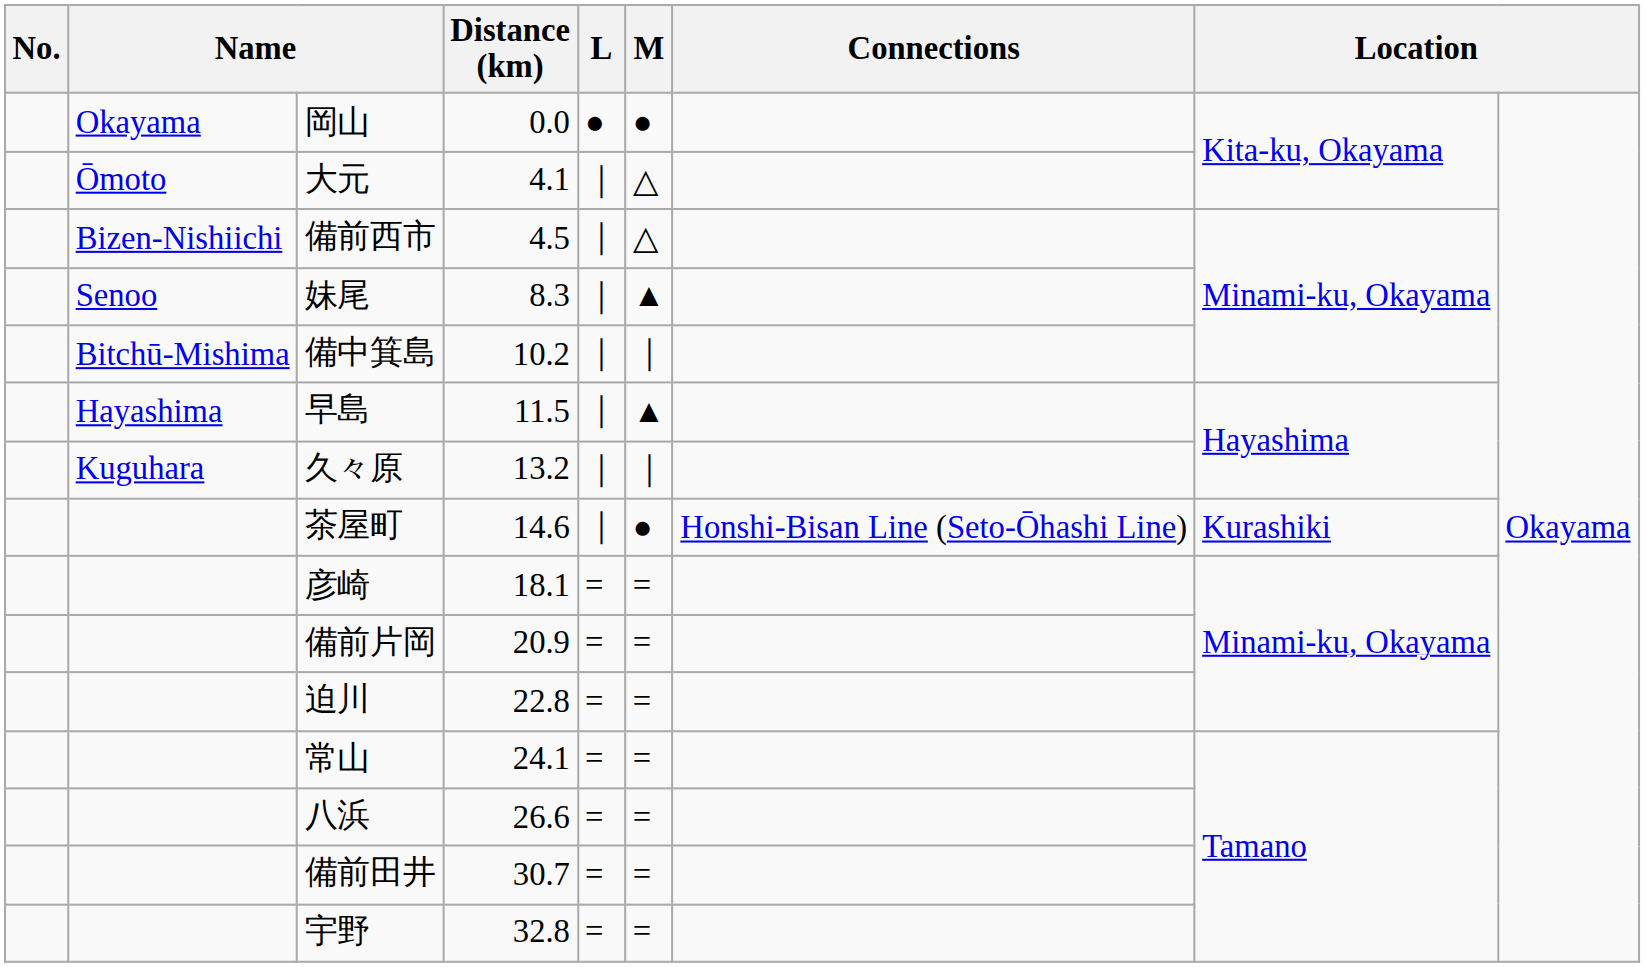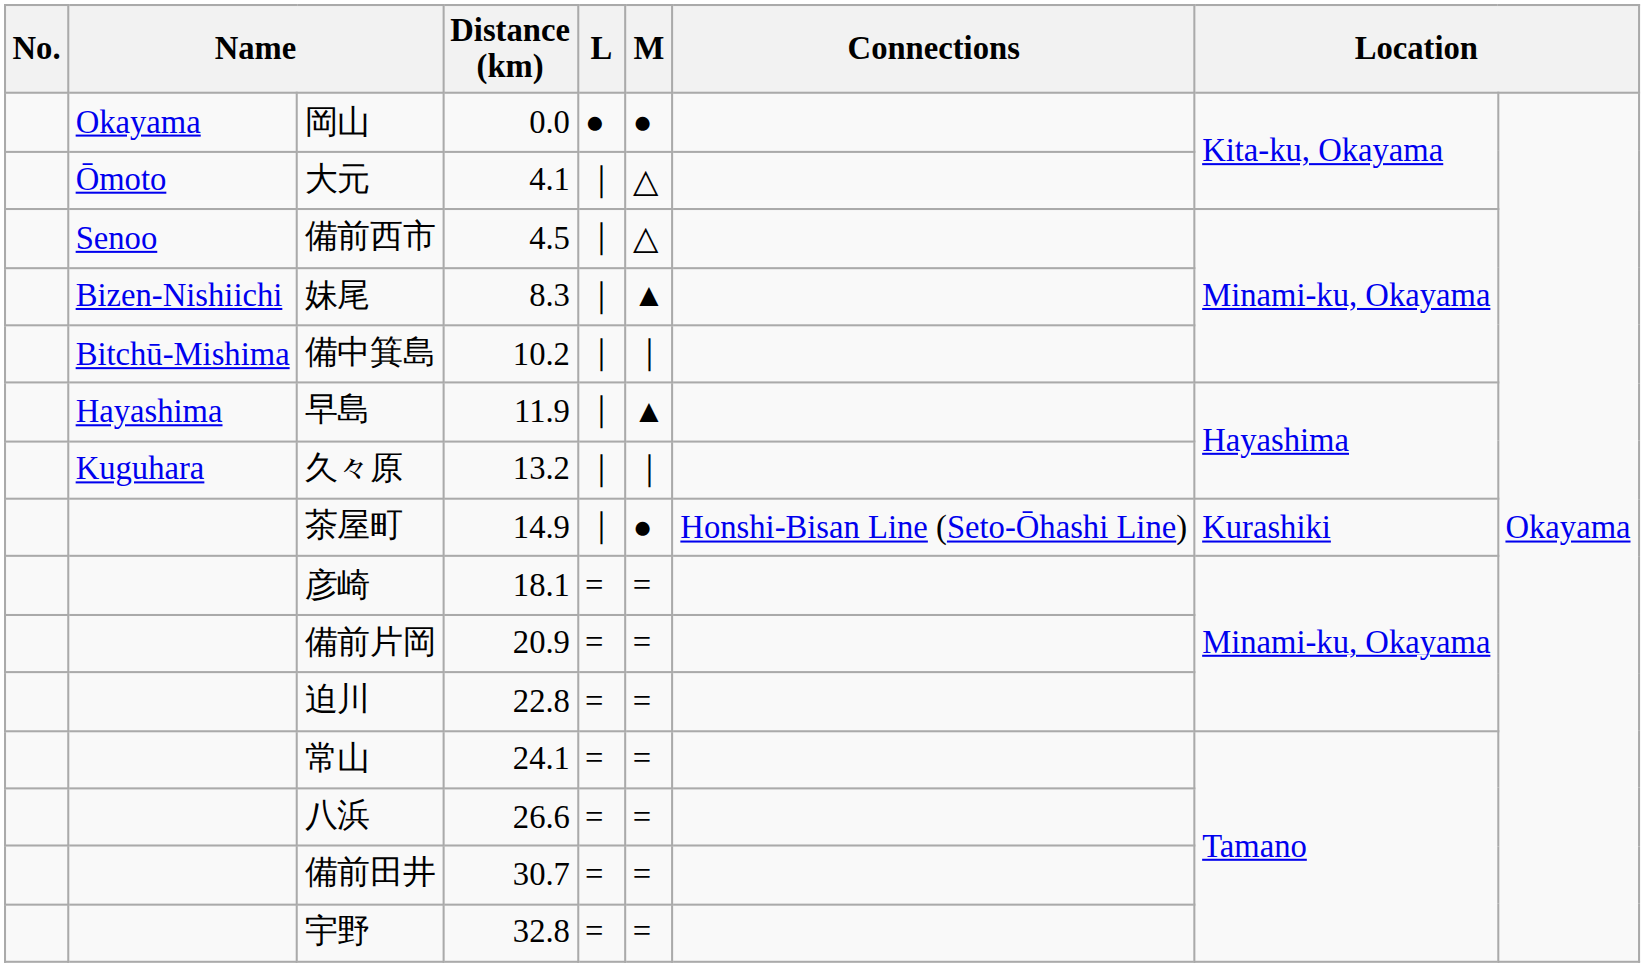(179, 237) Bizen-Nishiichi -> (116, 237) Senoo
(116, 295) Senoo -> (179, 295) Bizen-Nishiichi
(542, 411) 11.5 -> (542, 411) 11.9
(541, 527) 14.6 -> (541, 527) 14.9
